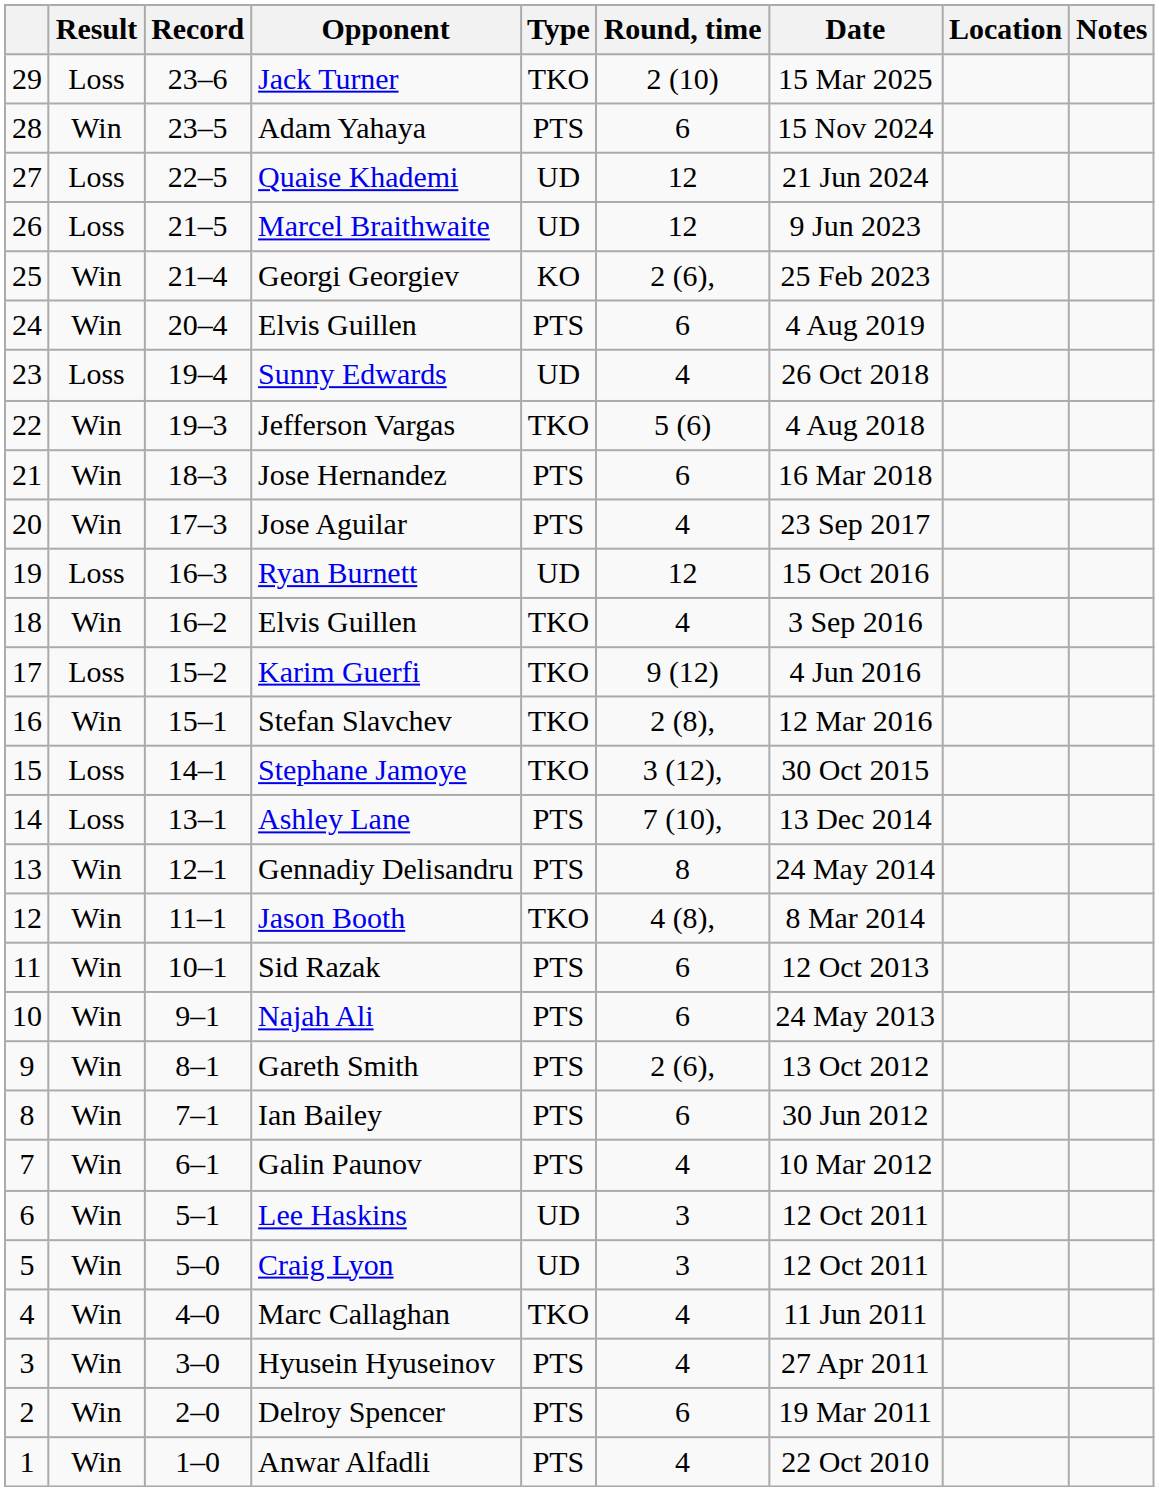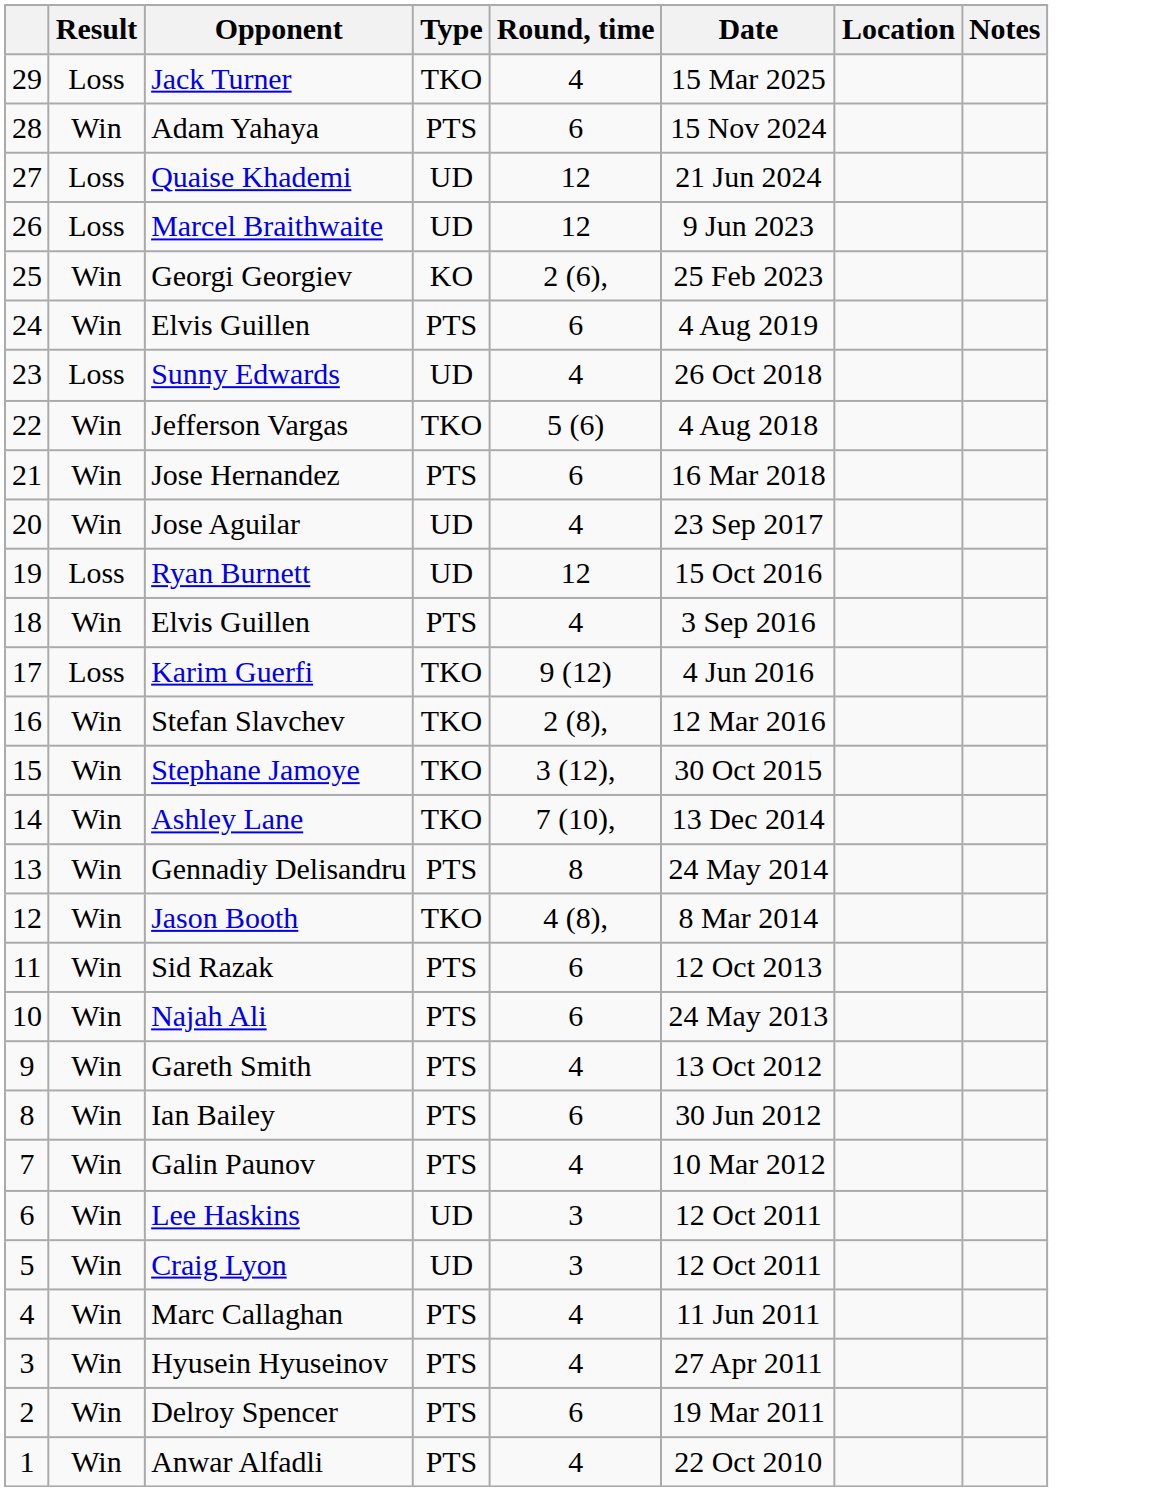- column: (198, 29)
(683, 78) 2 (10) -> (576, 78) 4
(558, 523) PTS -> (451, 523) UD
(558, 621) TKO -> (451, 621) PTS
(96, 769) Loss -> (96, 769) Win
(96, 819) Loss -> (96, 819) Win
(558, 819) PTS -> (451, 819) TKO
(683, 1066) 2 (6), -> (576, 1066) 4
(558, 1313) TKO -> (451, 1313) PTS
